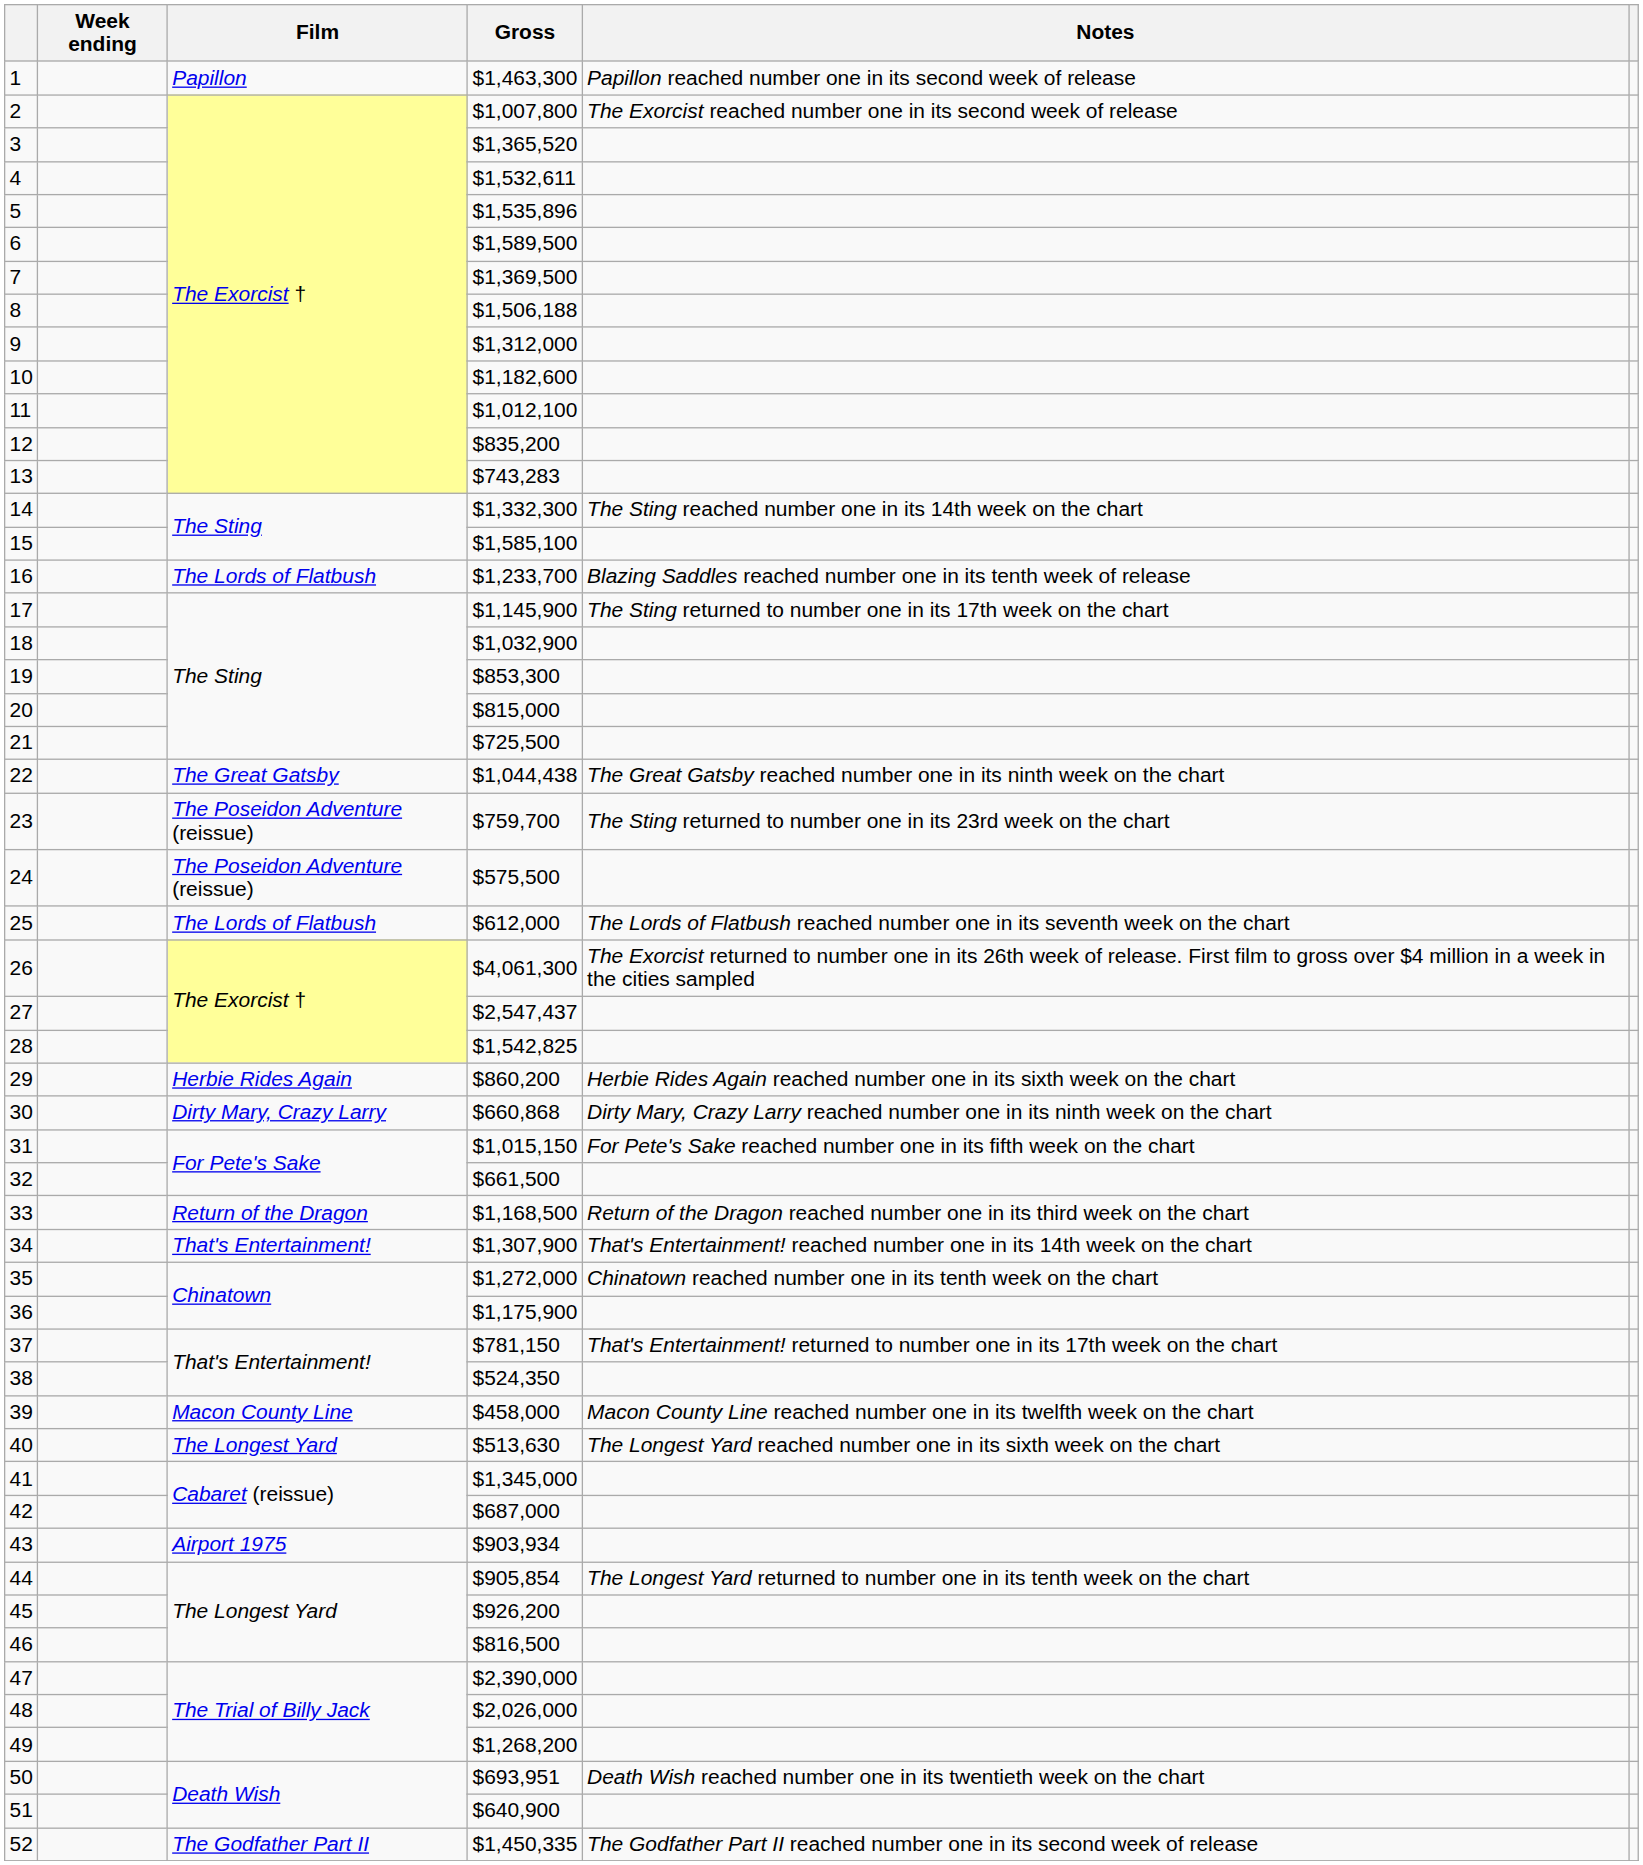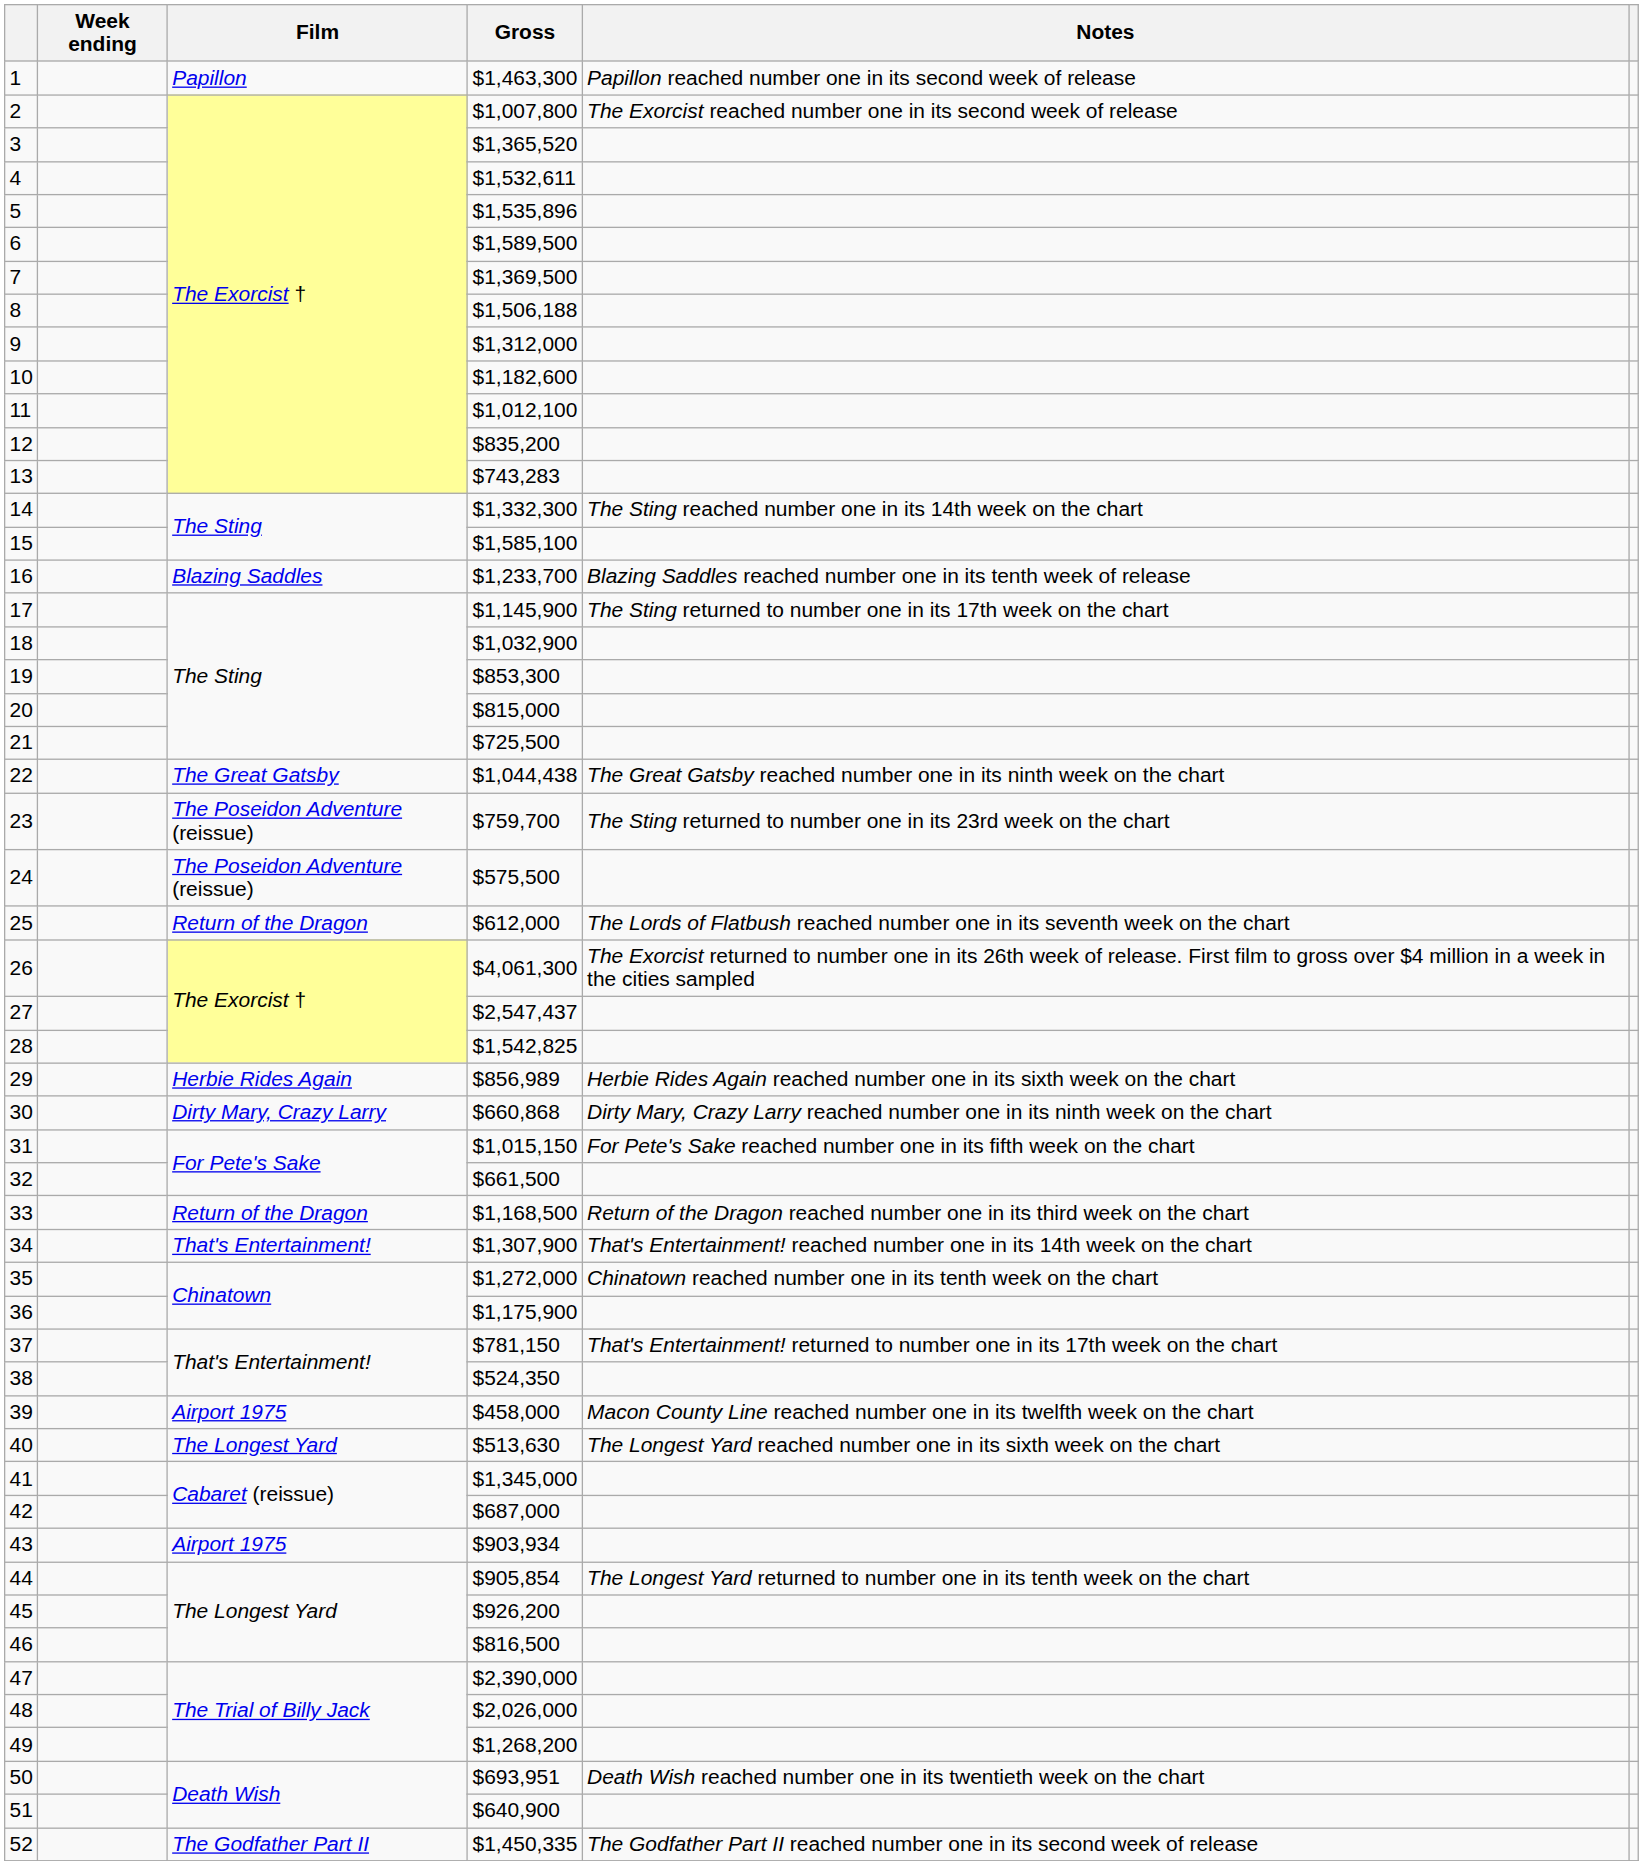(274, 576) The Lords of Flatbush -> (247, 576) Blazing Saddles
(274, 922) The Lords of Flatbush -> (270, 922) Return of the Dragon
(516, 1079) $860,200 -> (516, 1079) $856,989
(262, 1411) Macon County Line -> (229, 1411) Airport 1975
